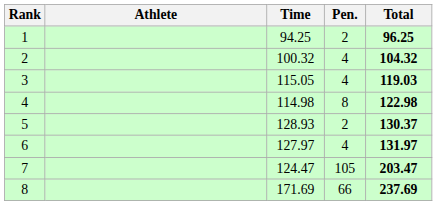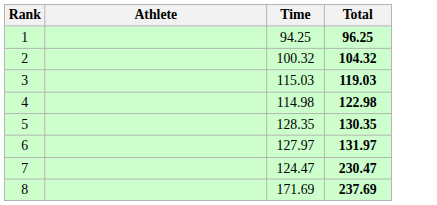- column: (345, 15)
(295, 80) 115.05 -> (295, 80) 115.03
(295, 124) 128.93 -> (295, 124) 128.35
(398, 124) 130.37 -> (358, 124) 130.35
(398, 168) 203.47 -> (358, 168) 230.47
